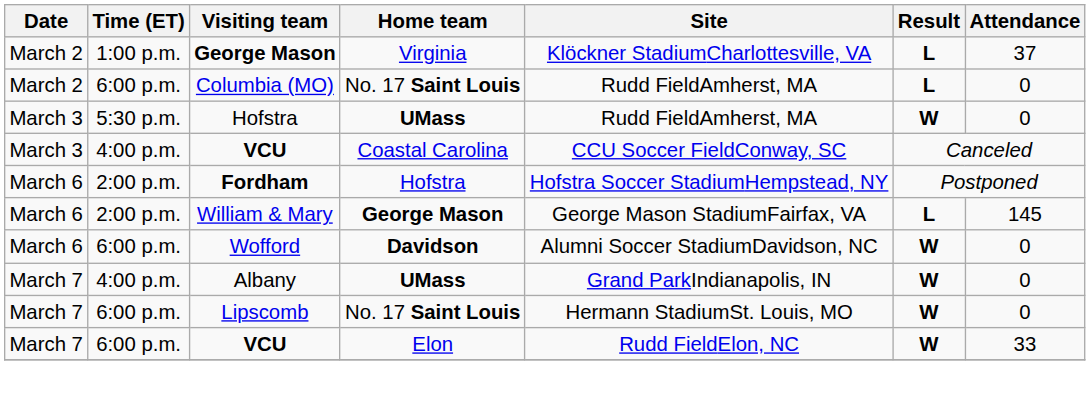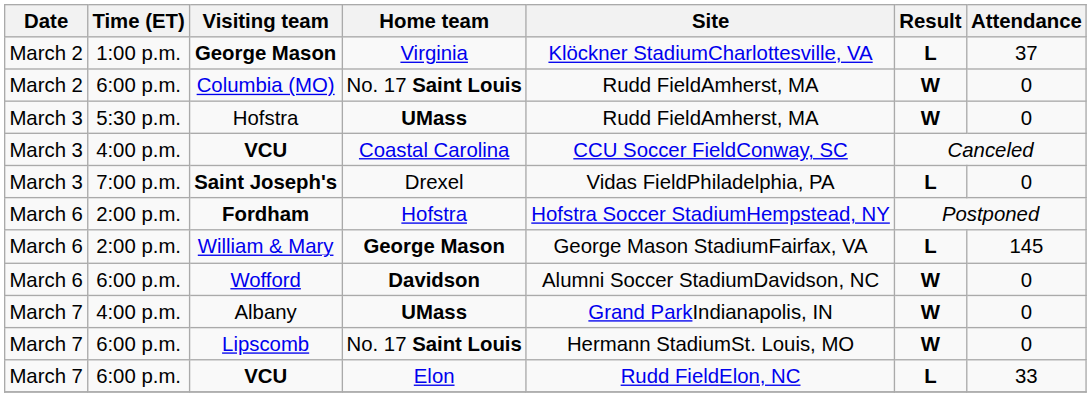(929, 85) L -> (930, 85) W
+ row: (266, 182)
(929, 343) W -> (930, 376) L
